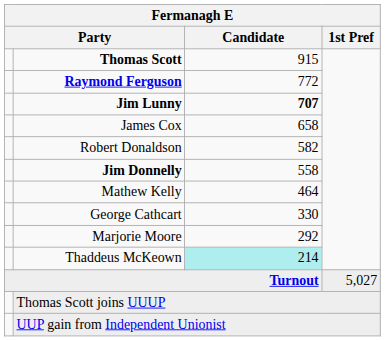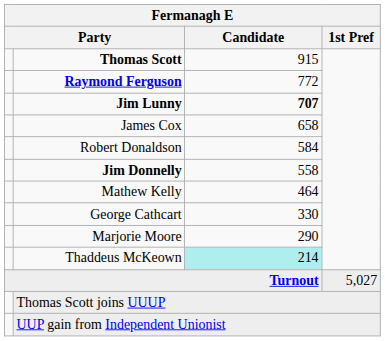(308, 147) 582 -> (308, 147) 584
(308, 236) 292 -> (308, 236) 290
